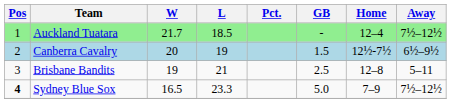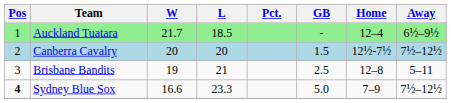(421, 32) 7½–12½ -> (421, 32) 6½–9½
(222, 51) 19 -> (222, 51) 20
(421, 51) 6½–9½ -> (421, 51) 7½–12½
(172, 88) 16.5 -> (172, 88) 16.6
